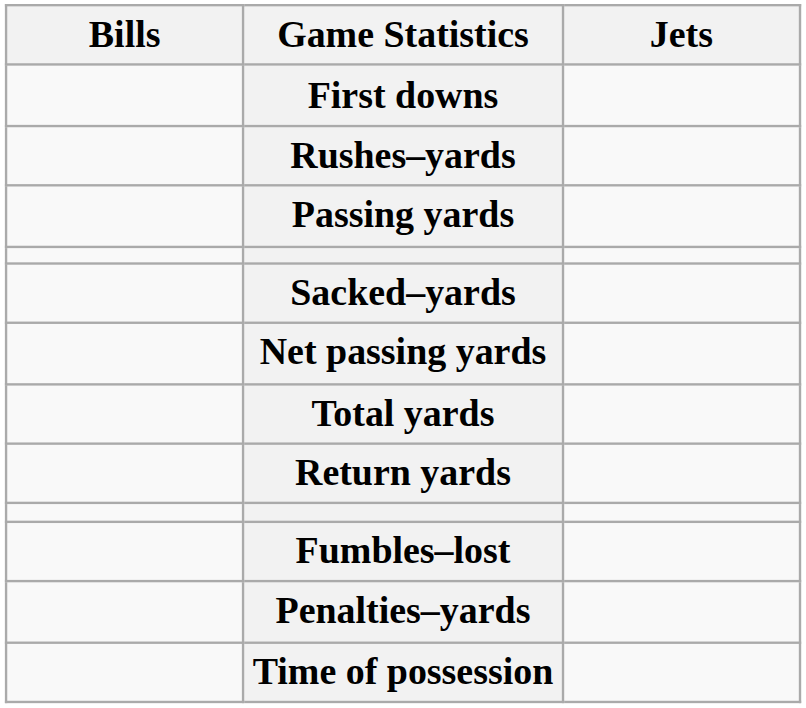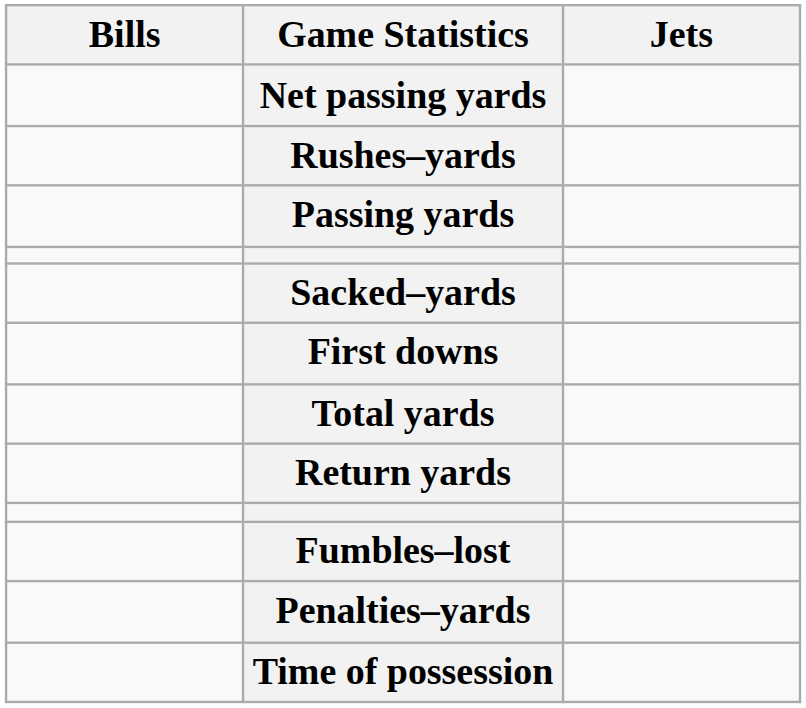rows swapped: (125, 95) <-> (125, 353)
